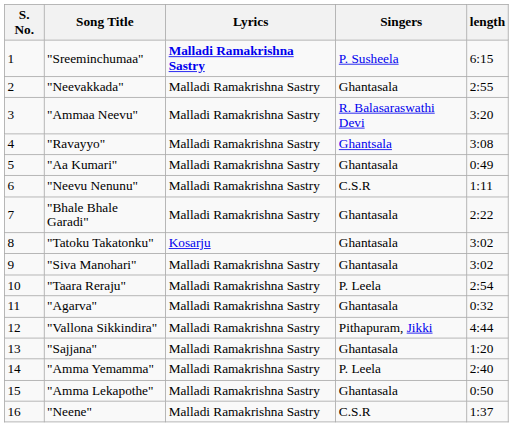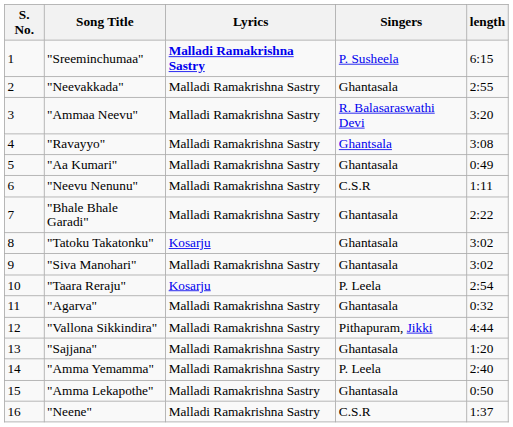(244, 285) Malladi Ramakrishna Sastry -> (190, 285) Kosarju
